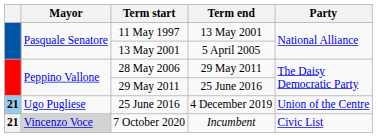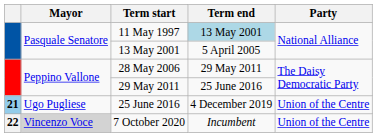(231, 31) no background -> (231, 31) lightblue background
(13, 123) 21 -> (13, 123) 22
(300, 123) Civic List -> (323, 123) Union of the Centre
